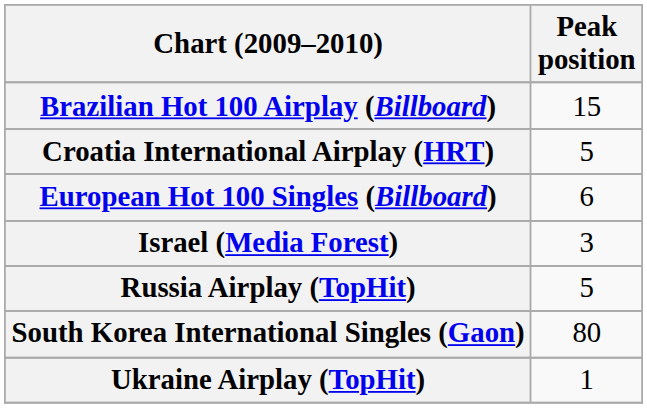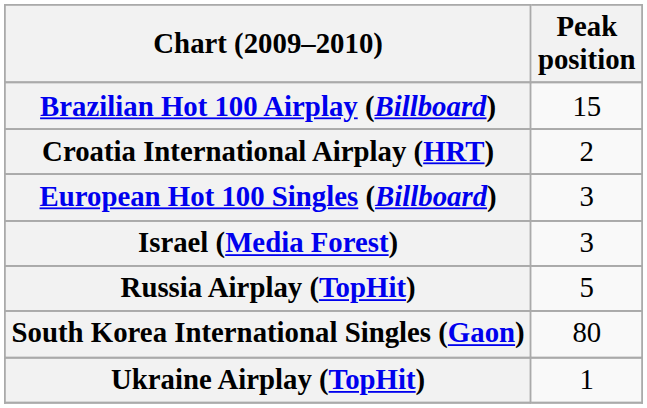(587, 151) 5 -> (587, 151) 2
(587, 196) 6 -> (587, 196) 3
